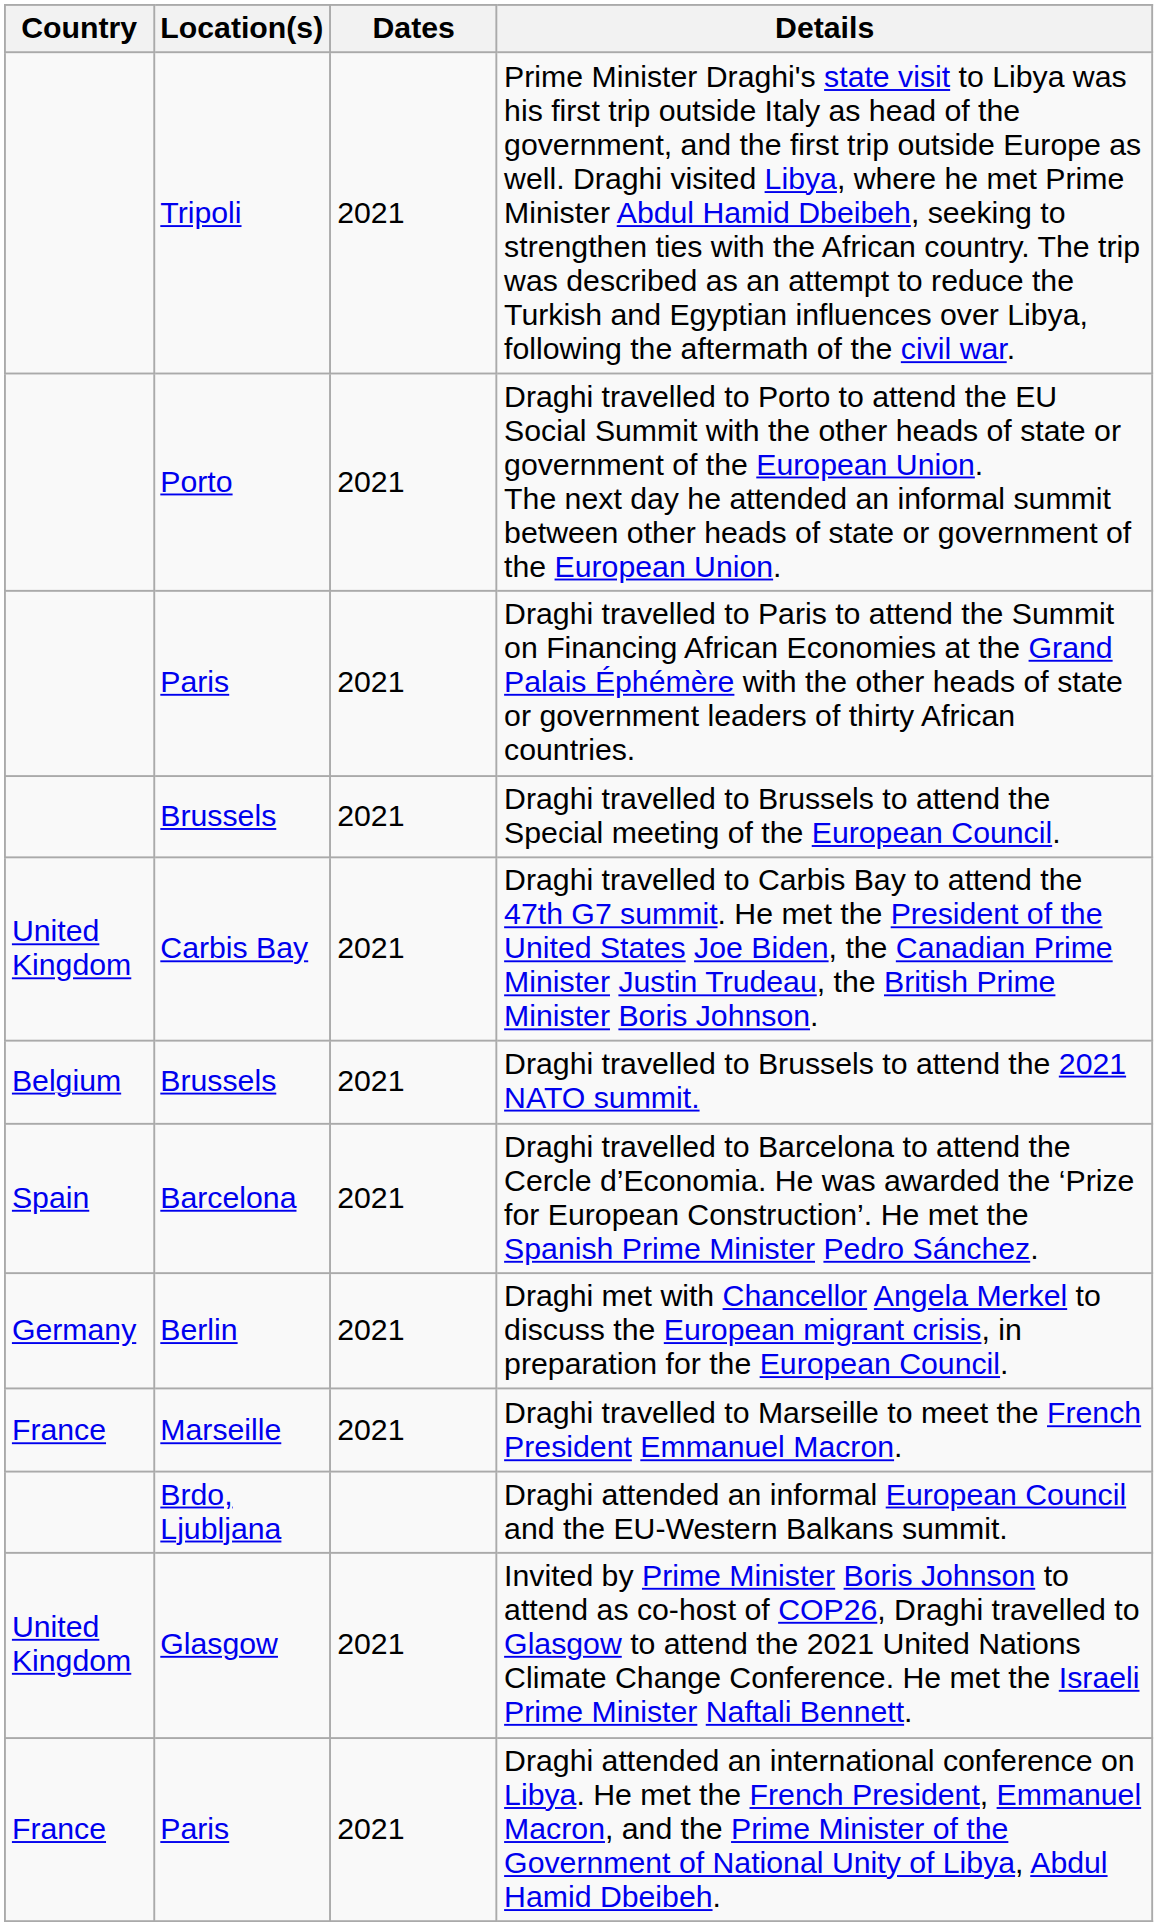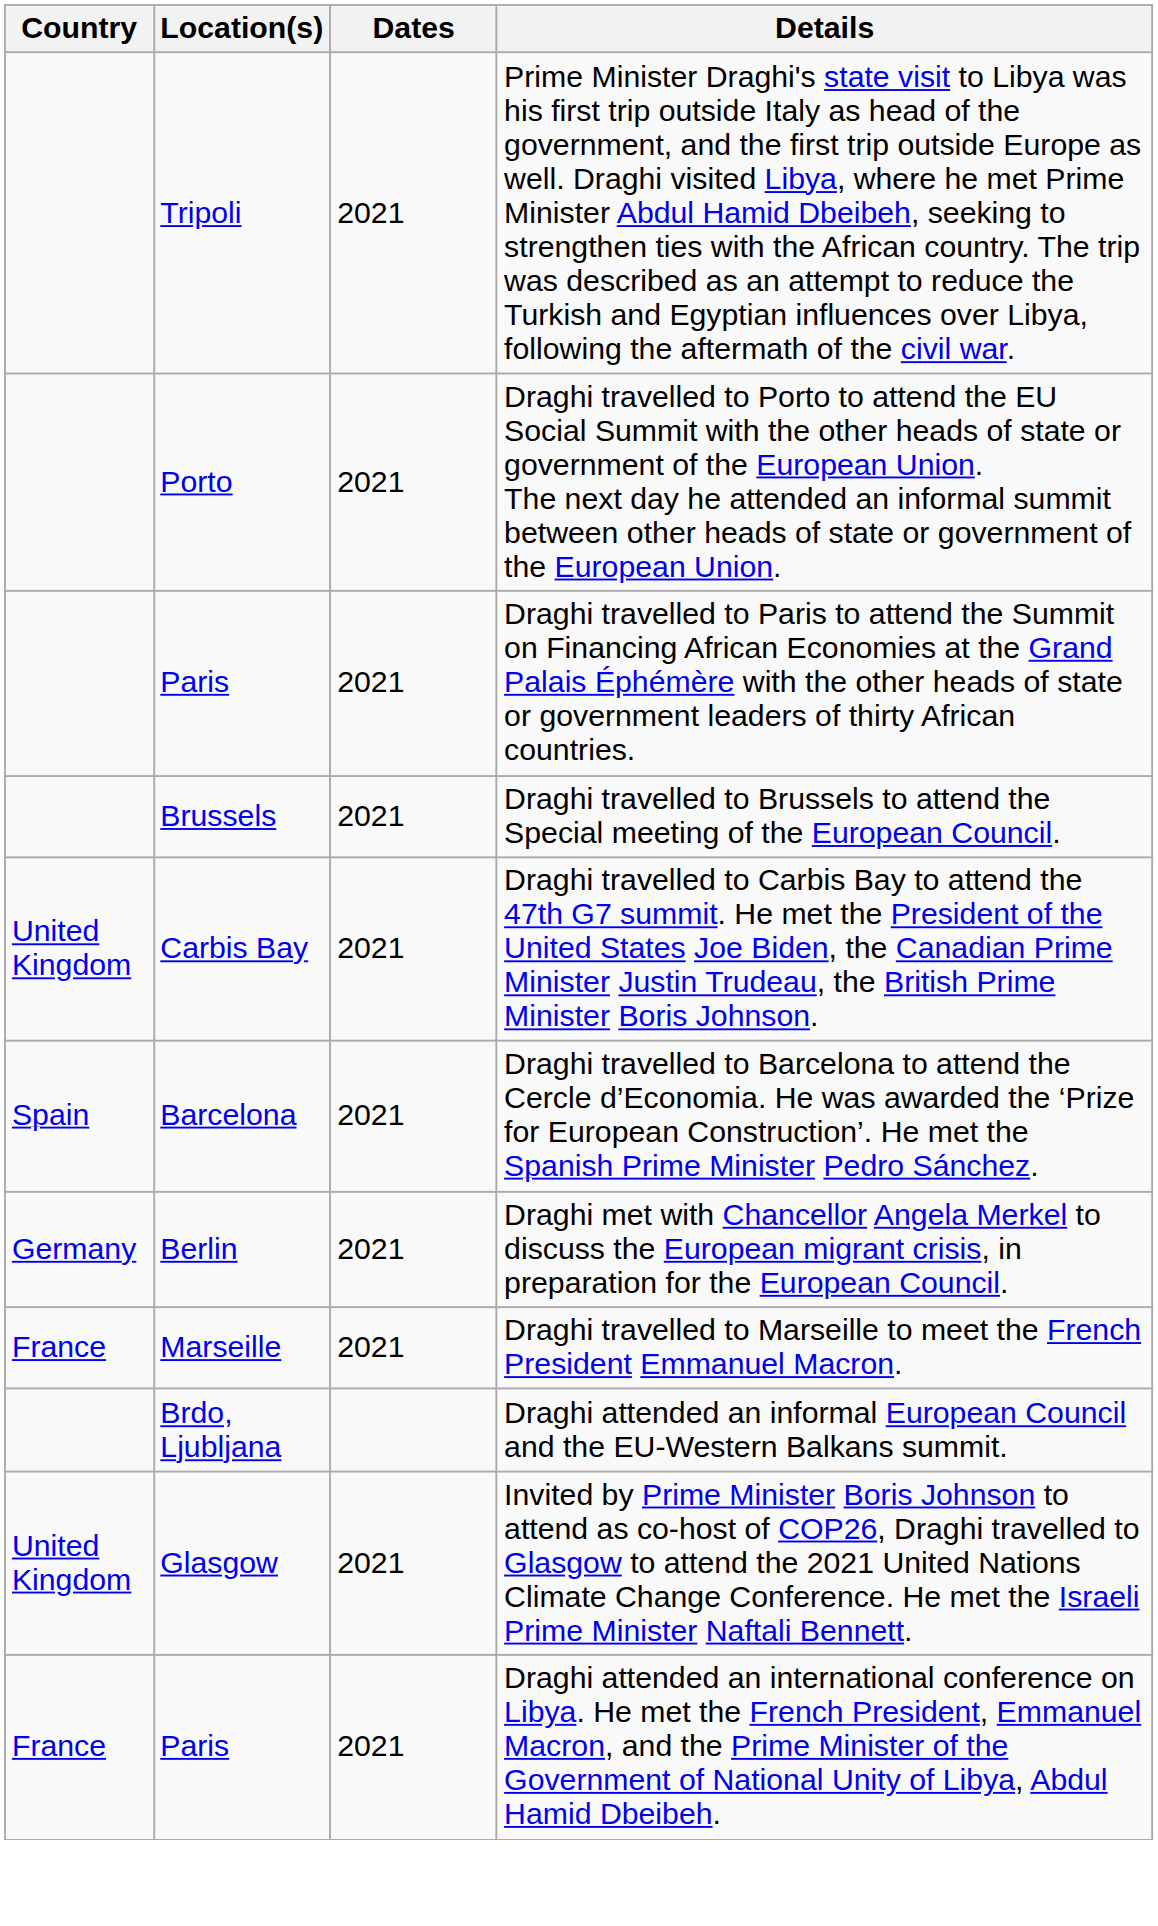- row: (815, 1081)
